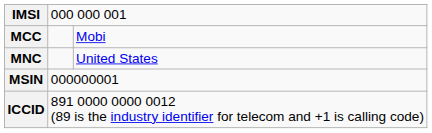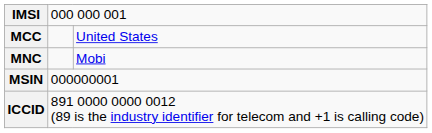(91, 36) Mobi -> (117, 36) United States
(117, 58) United States -> (91, 58) Mobi
